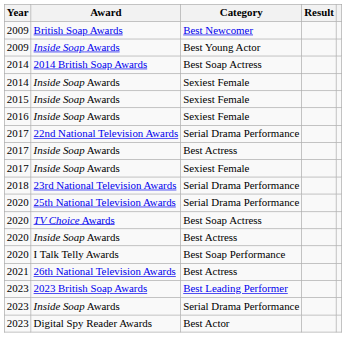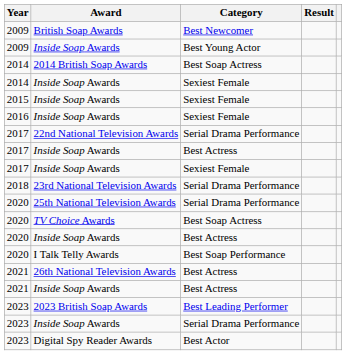+ row: (18, 289)
